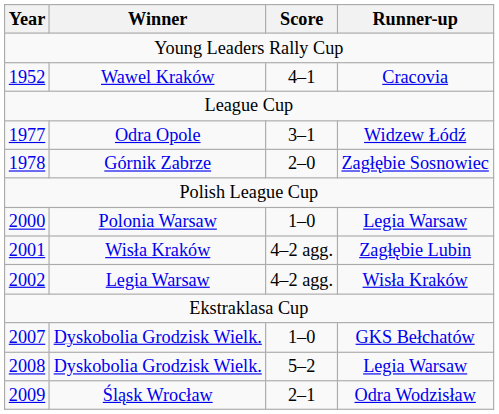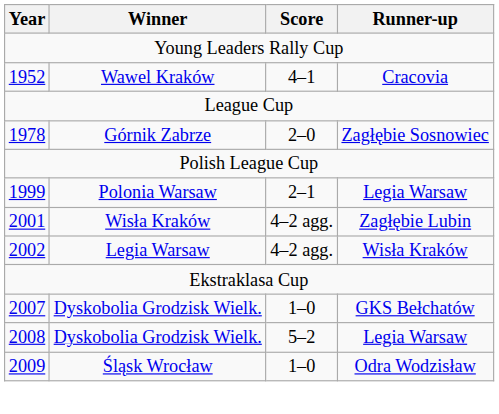- row: (158, 134)
(27, 221) 2000 -> (27, 192) 1999
(302, 221) 1–0 -> (302, 192) 2–1
(302, 395) 2–1 -> (302, 366) 1–0
